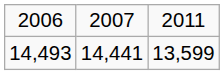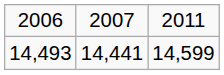(183, 52) 13,599 -> (183, 52) 14,599
